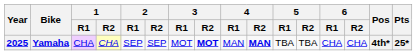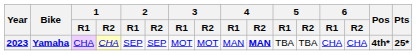(17, 43) 2025 -> (17, 43) 2023
(208, 43) bold -> (208, 43) normal
